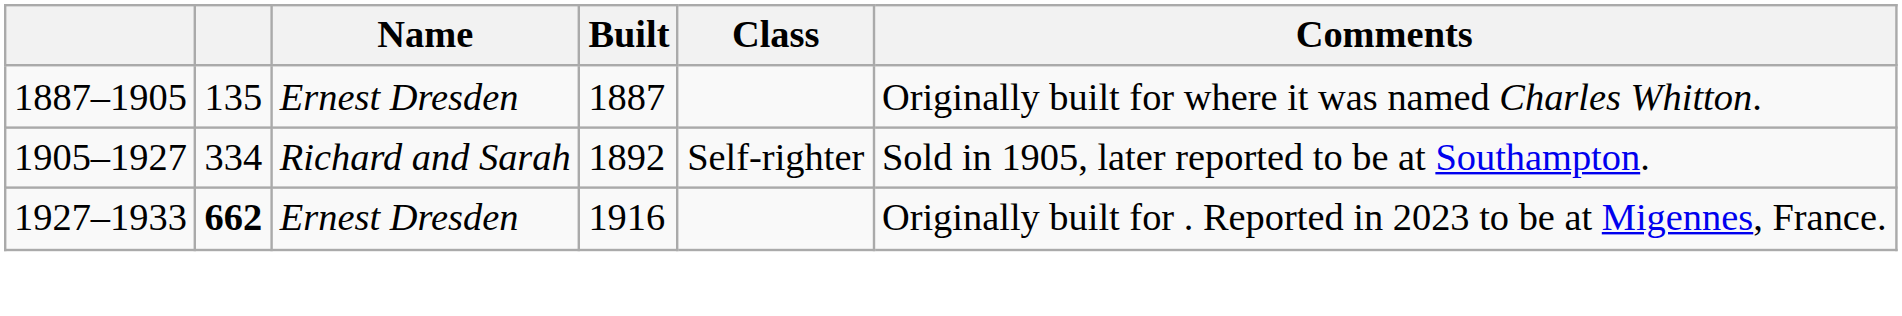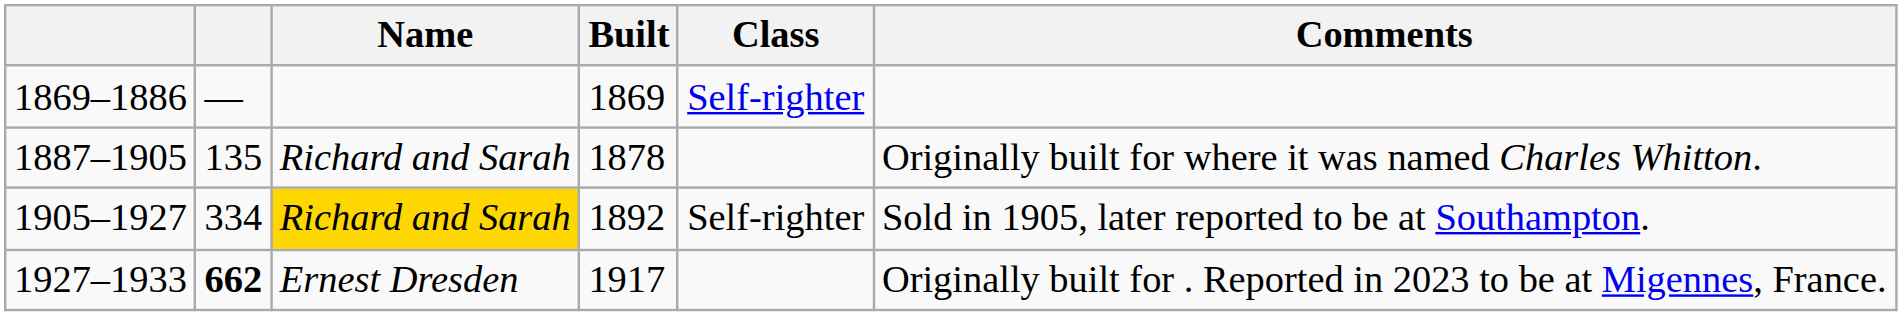+ row: (100, 95)
(399, 95) Ernest Dresden -> (425, 156) Richard and Sarah
(627, 95) 1887 -> (627, 156) 1878
(425, 156) no background -> (425, 217) gold background
(627, 217) 1916 -> (627, 278) 1917
